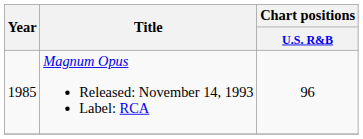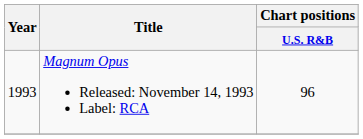(22, 92) 1985 -> (22, 92) 1993
